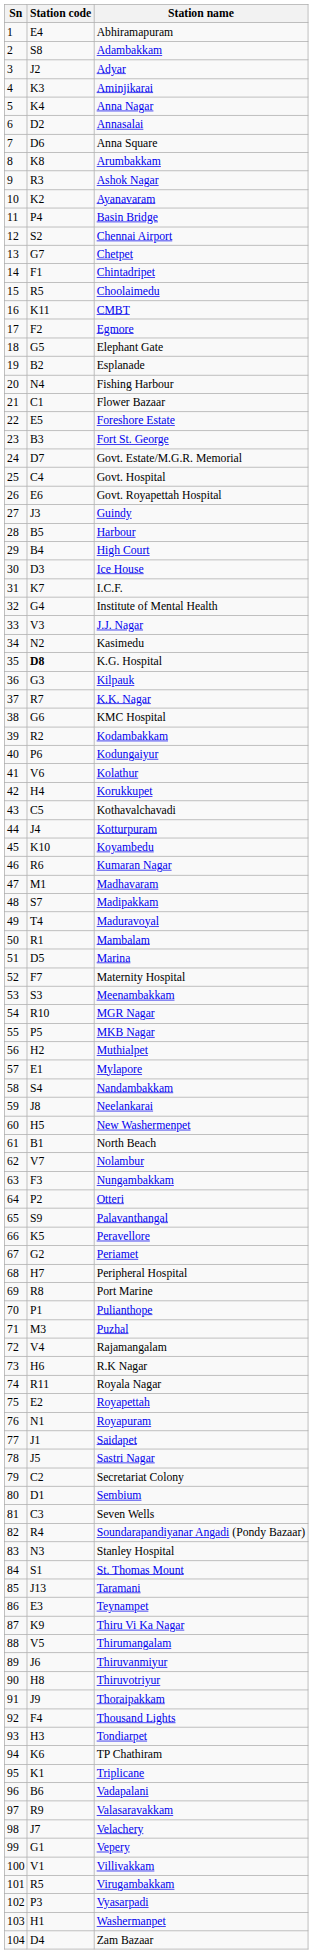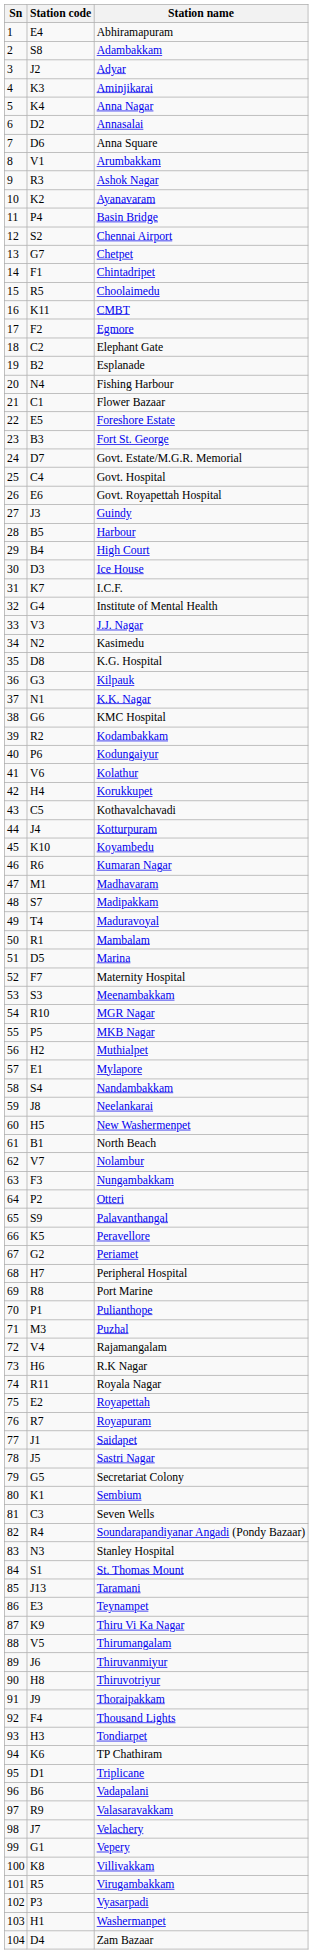(37, 161) K8 -> (37, 161) V1
(37, 347) G5 -> (37, 347) C2
(37, 662) bold -> (37, 662) normal
(37, 699) R7 -> (37, 699) N1
(37, 1421) N1 -> (37, 1421) R7
(37, 1477) C2 -> (37, 1477) G5
(37, 1495) D1 -> (37, 1495) K1
(37, 1773) K1 -> (37, 1773) D1
(37, 1866) V1 -> (37, 1866) K8
